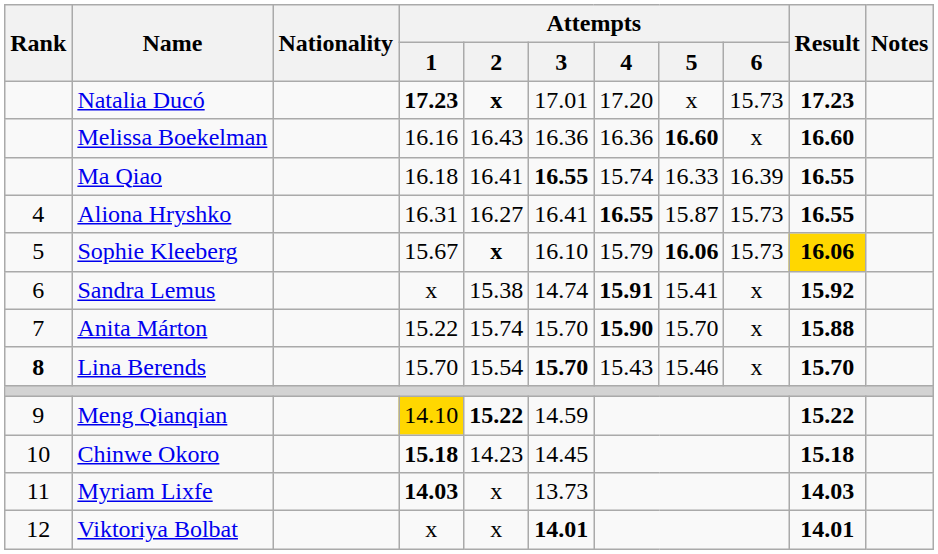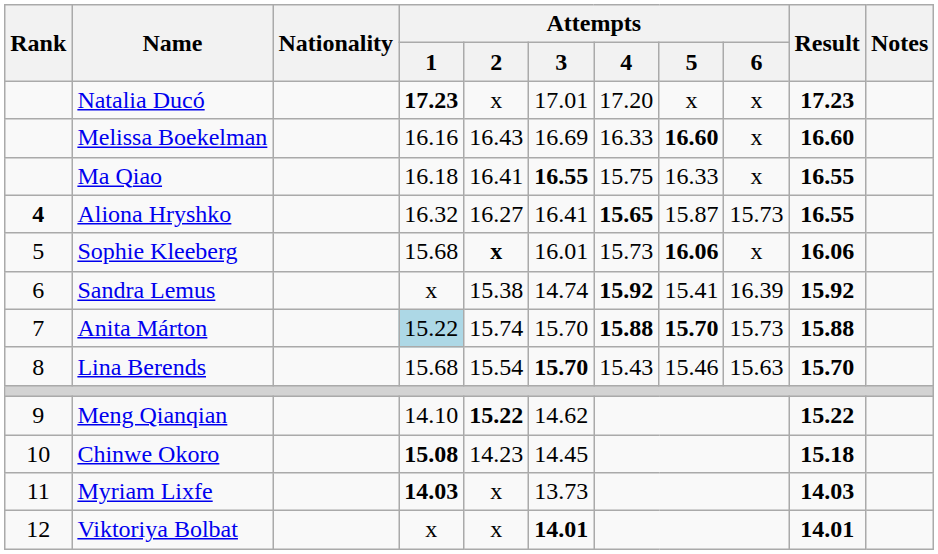(496, 99) bold -> (496, 99) normal
(756, 99) 15.73 -> (756, 99) x
(561, 137) 16.36 -> (561, 137) 16.69
(626, 137) 16.36 -> (626, 137) 16.33
(626, 175) 15.74 -> (626, 175) 15.75
(756, 175) 16.39 -> (756, 175) x
(38, 213) normal -> (38, 213) bold
(431, 213) 16.31 -> (431, 213) 16.32
(626, 213) 16.55 -> (626, 213) 15.65
(431, 251) 15.67 -> (431, 251) 15.68
(561, 251) 16.10 -> (561, 251) 16.01
(626, 251) 15.79 -> (626, 251) 15.73
(756, 251) 15.73 -> (756, 251) x
(827, 251) gold background -> (827, 251) no background
(626, 289) 15.91 -> (626, 289) 15.92
(756, 289) x -> (756, 289) 16.39
(431, 328) no background -> (431, 328) lightblue background
(626, 328) 15.90 -> (626, 328) 15.88
(691, 328) normal -> (691, 328) bold
(756, 328) x -> (756, 328) 15.73
(38, 366) bold -> (38, 366) normal
(431, 366) 15.70 -> (431, 366) 15.68
(756, 366) x -> (756, 366) 15.63
(431, 415) gold background -> (431, 415) no background
(561, 415) 14.59 -> (561, 415) 14.62
(431, 453) 15.18 -> (431, 453) 15.08
